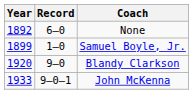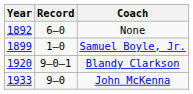(56, 64) 9–0 -> (56, 64) 9–0–1
(56, 81) 9–0–1 -> (56, 81) 9–0
